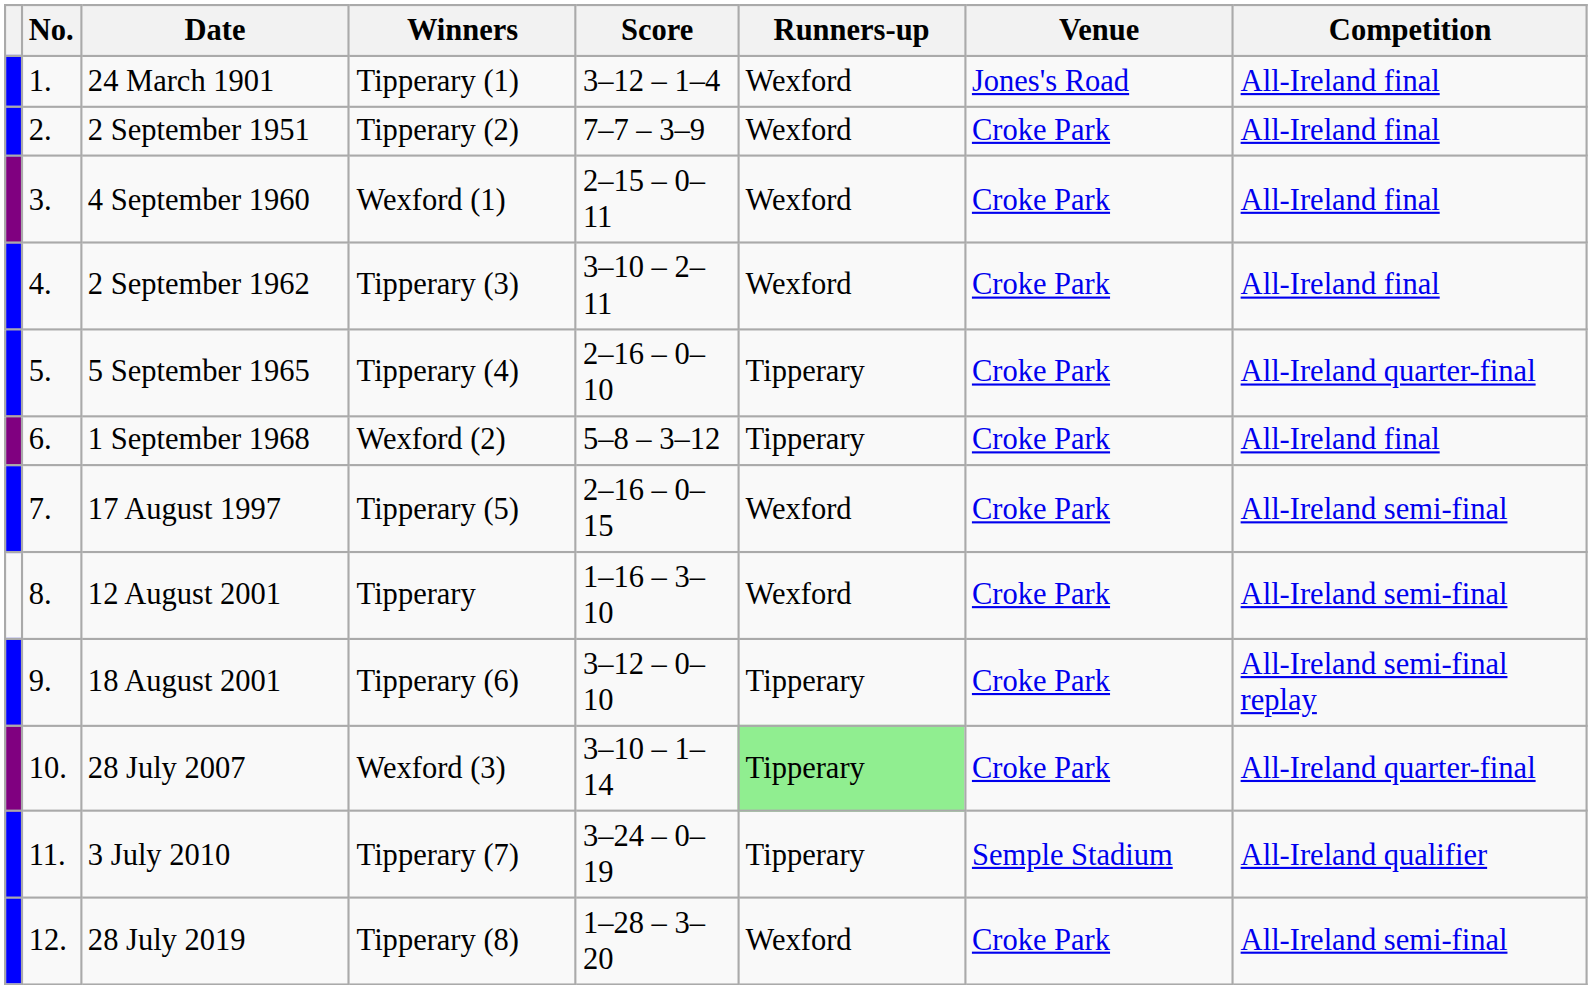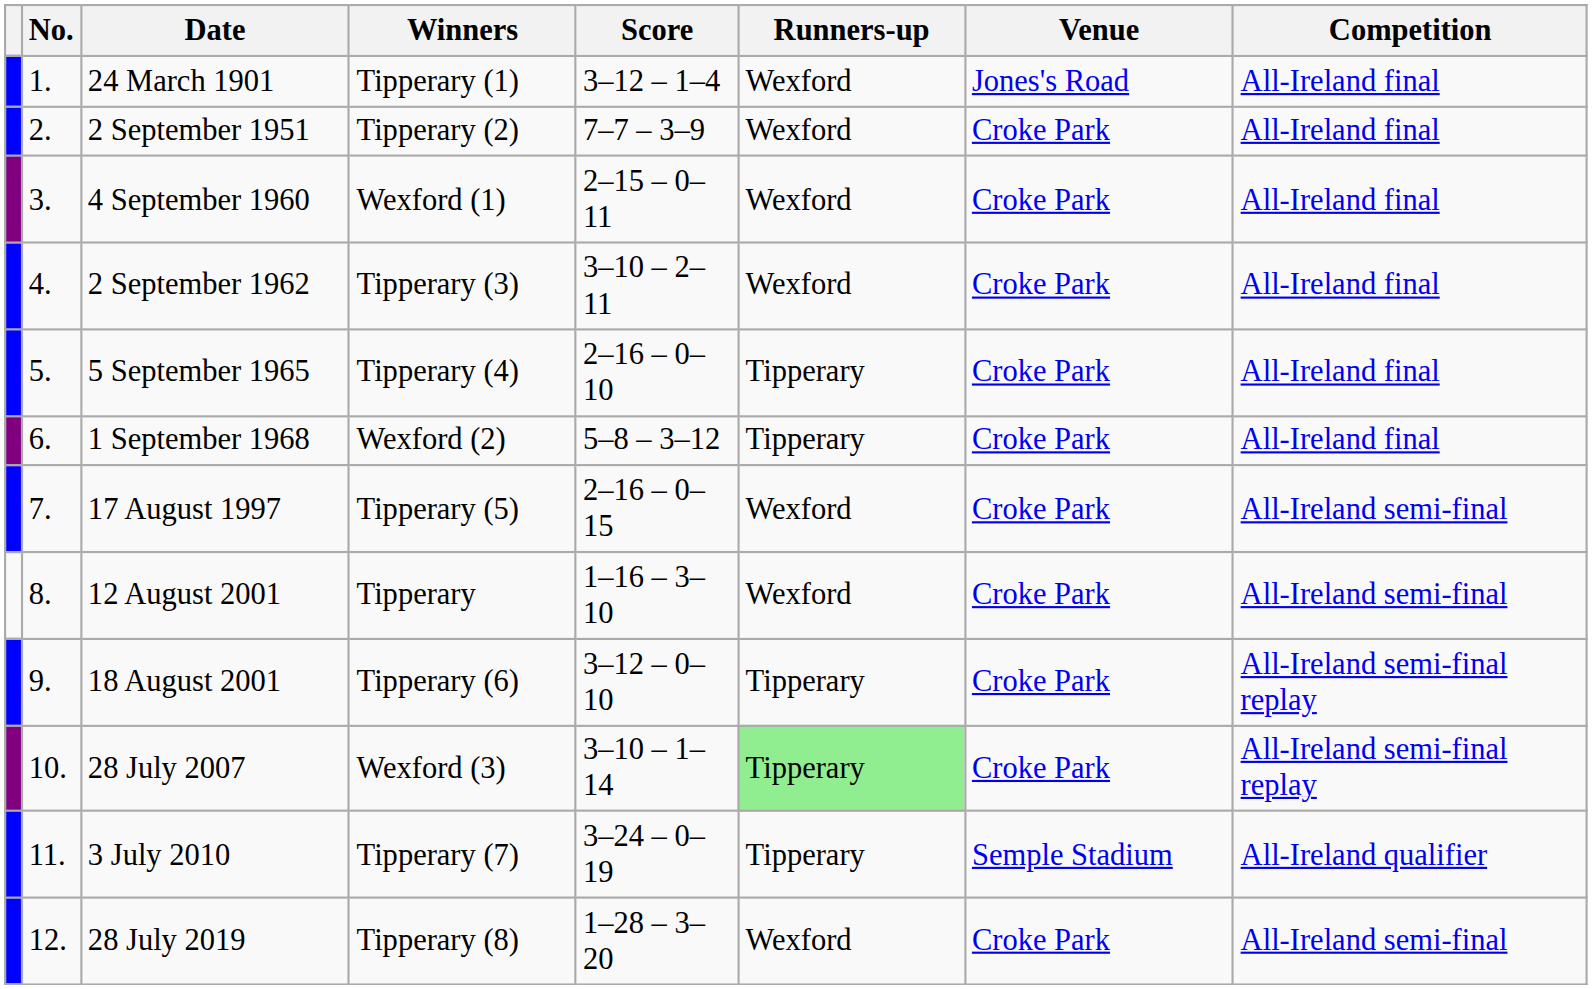(1388, 371) All-Ireland quarter-final -> (1340, 371) All-Ireland final
(1388, 767) All-Ireland quarter-final -> (1374, 767) All-Ireland semi-final replay
